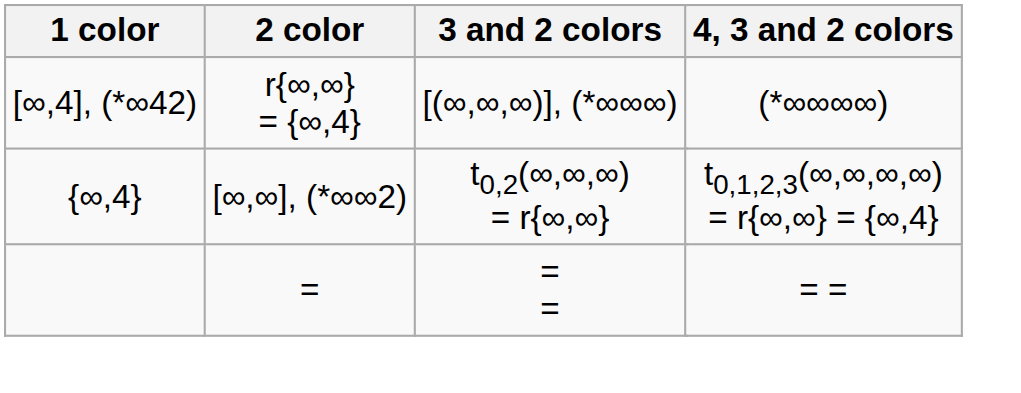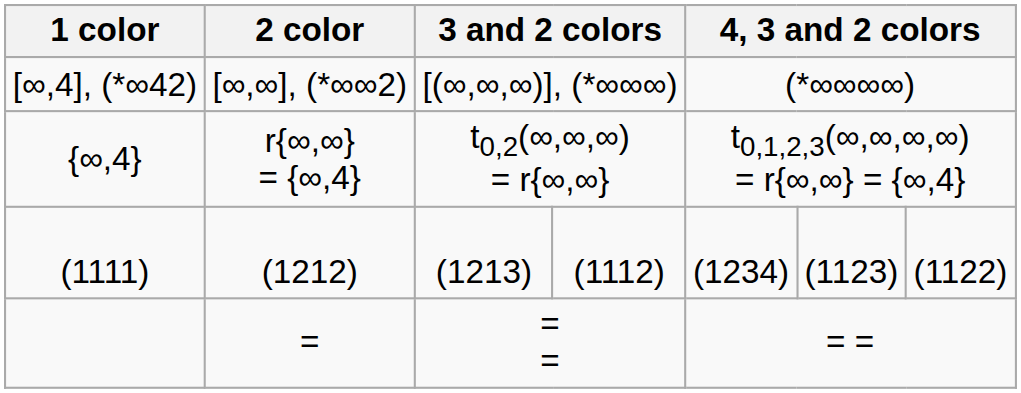(310, 102) r{∞,∞} = {∞,4} -> (310, 83) [∞,∞], (*∞∞2)
(310, 195) [∞,∞], (*∞∞2) -> (310, 158) r{∞,∞} = {∞,4}
+ row: (105, 270)
